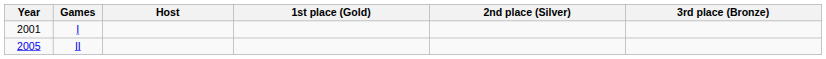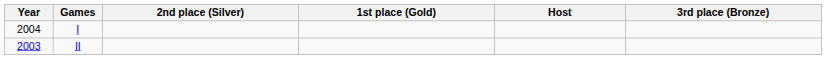columns swapped: (168, 12) <-> (527, 12)
(29, 29) 2001 -> (29, 29) 2004
(29, 46) 2005 -> (29, 46) 2003
